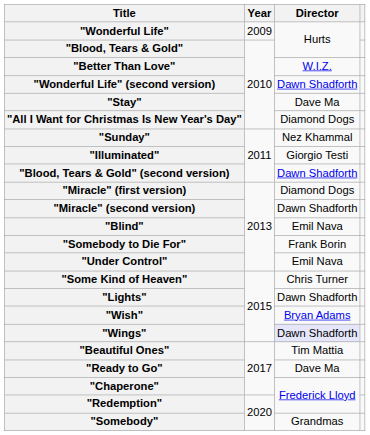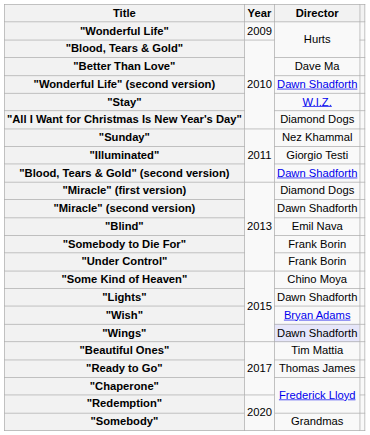(317, 66) W.I.Z. -> (317, 66) Dave Ma
(317, 102) Dave Ma -> (317, 102) W.I.Z.
(317, 262) Emil Nava -> (317, 262) Frank Borin
(317, 279) Chris Turner -> (317, 279) Chino Moya
(317, 368) Dave Ma -> (317, 368) Thomas James
